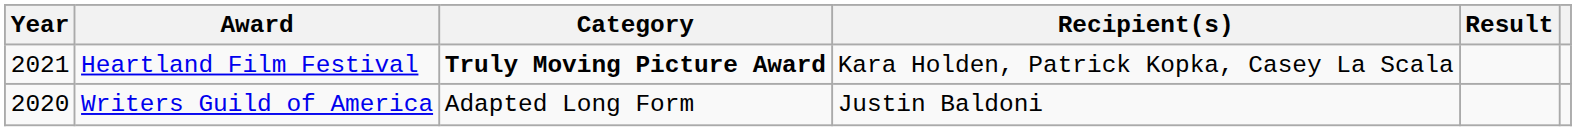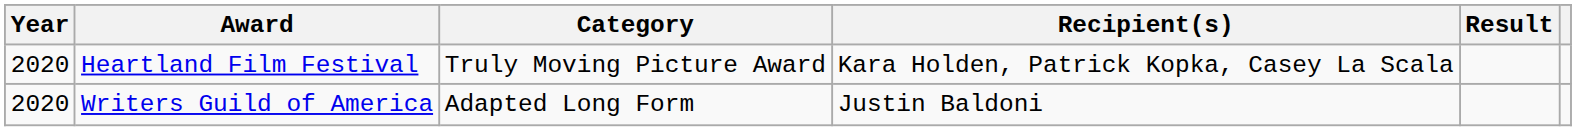(40, 65) 2021 -> (40, 65) 2020
(635, 65) bold -> (635, 65) normal
